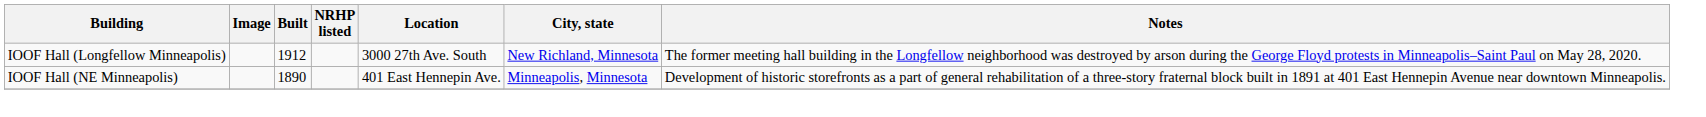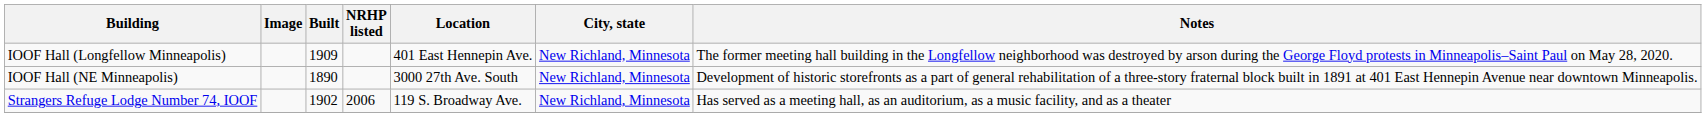(292, 54) 1912 -> (323, 54) 1909
(424, 54) 3000 27th Ave. South -> (463, 54) 401 East Hennepin Ave.
(431, 77) 401 East Hennepin Ave. -> (456, 77) 3000 27th Ave. South
(577, 77) Minneapolis, Minnesota -> (614, 77) New Richland, Minnesota
+ row: (133, 100)
